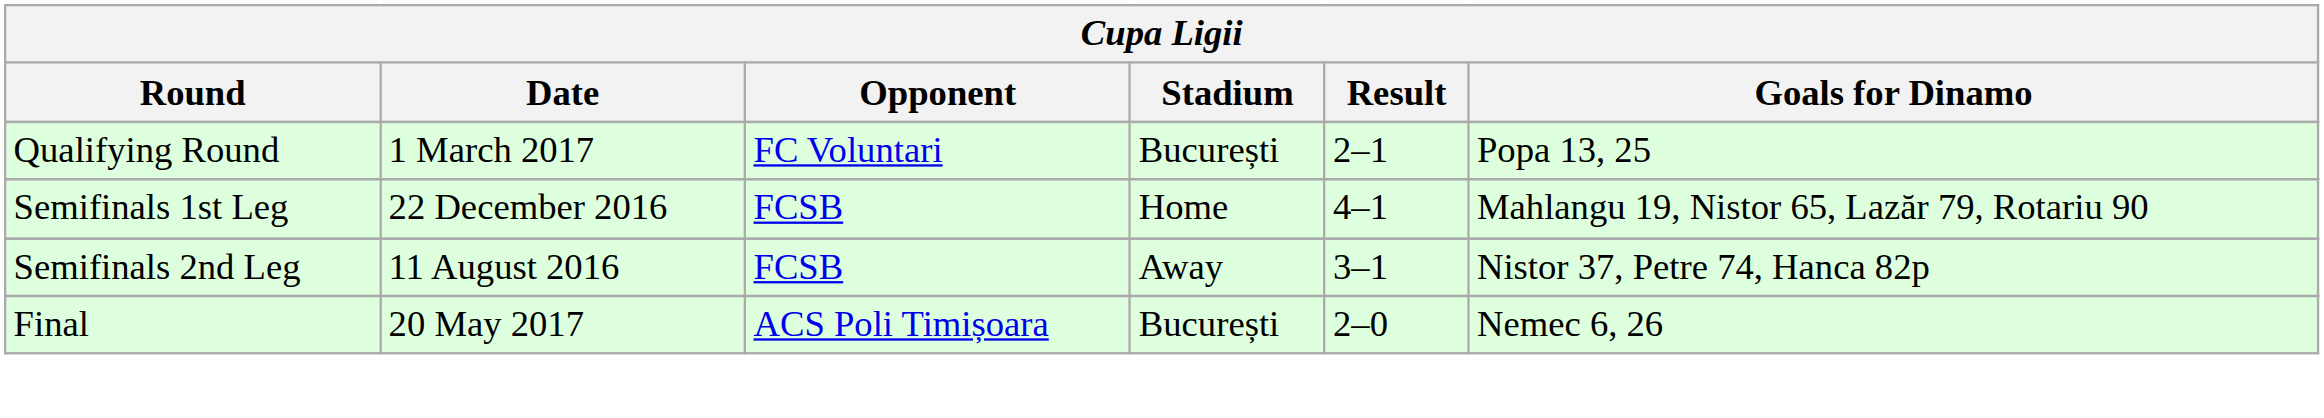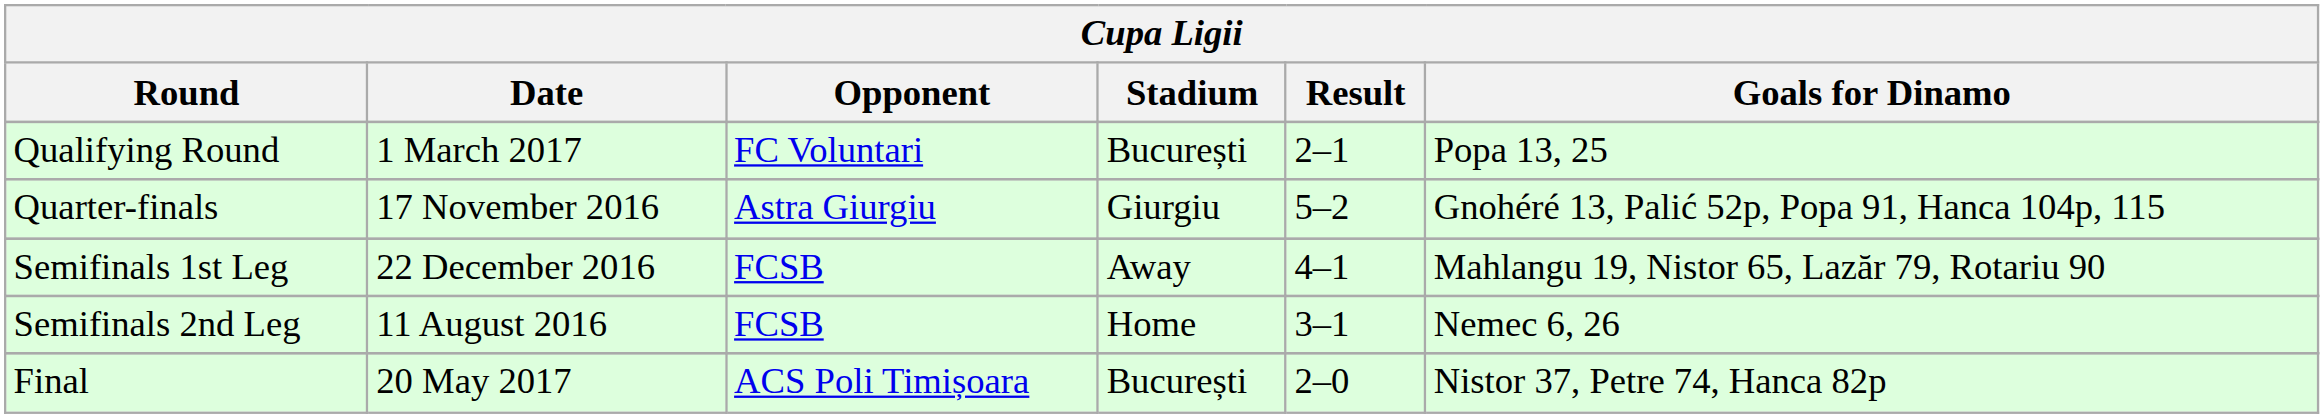+ row: (116, 207)
(1184, 207) Home -> (1149, 265) Away
(1181, 265) Away -> (1151, 324) Home
(1703, 265) Nistor 37, Petre 74, Hanca 82p -> (1527, 324) Nemec 6, 26
(1570, 324) Nemec 6, 26 -> (1660, 382) Nistor 37, Petre 74, Hanca 82p
